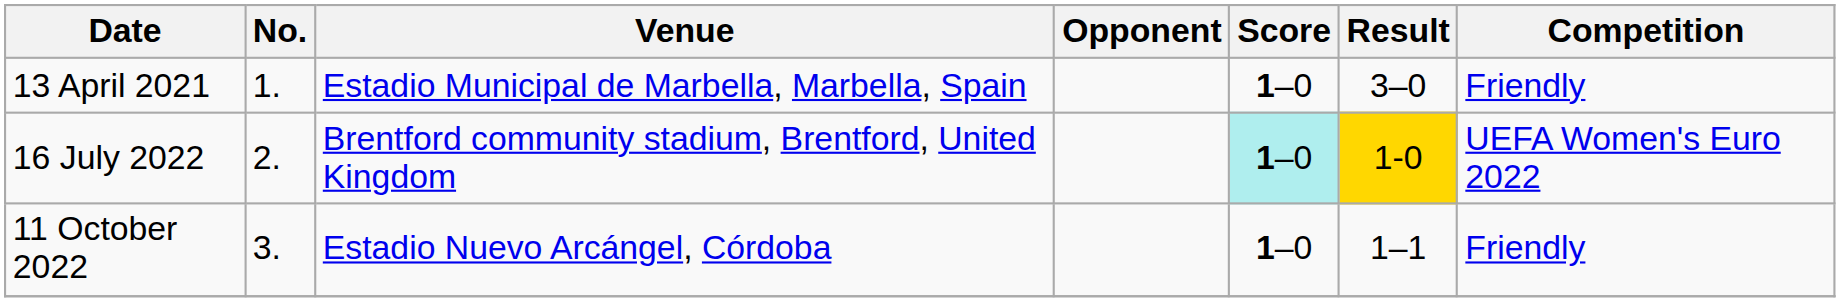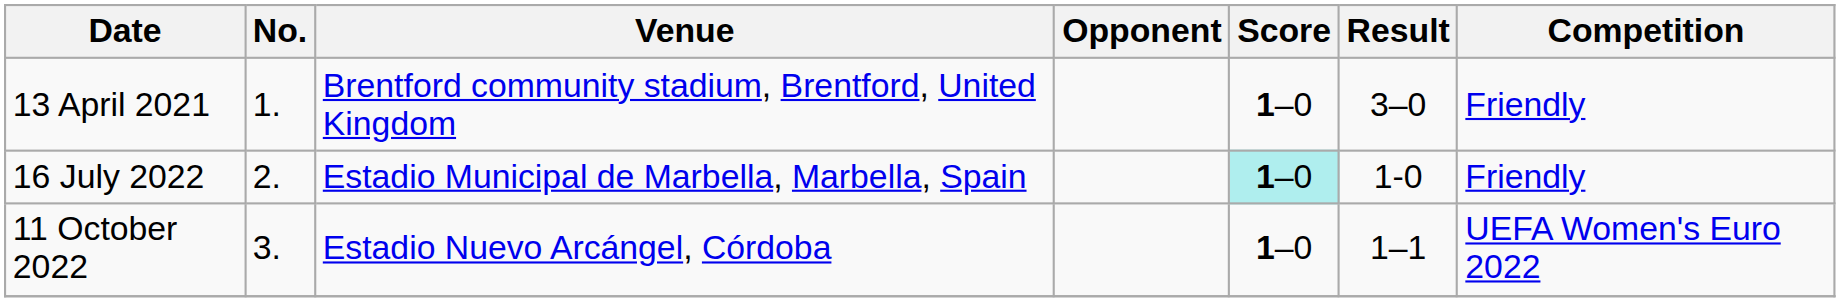(675, 84) Estadio Municipal de Marbella, Marbella, Spain -> (679, 103) Brentford community stadium, Brentford, United Kingdom
(679, 157) Brentford community stadium, Brentford, United Kingdom -> (675, 176) Estadio Municipal de Marbella, Marbella, Spain
(1398, 157) gold background -> (1398, 176) no background
(1623, 157) UEFA Women's Euro 2022 -> (1525, 176) Friendly
(1525, 248) Friendly -> (1623, 248) UEFA Women's Euro 2022
